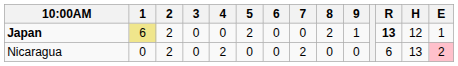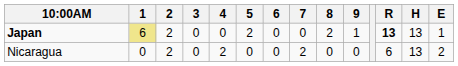(416, 33) 12 -> (416, 33) 13
(441, 52) pink background -> (441, 52) no background
